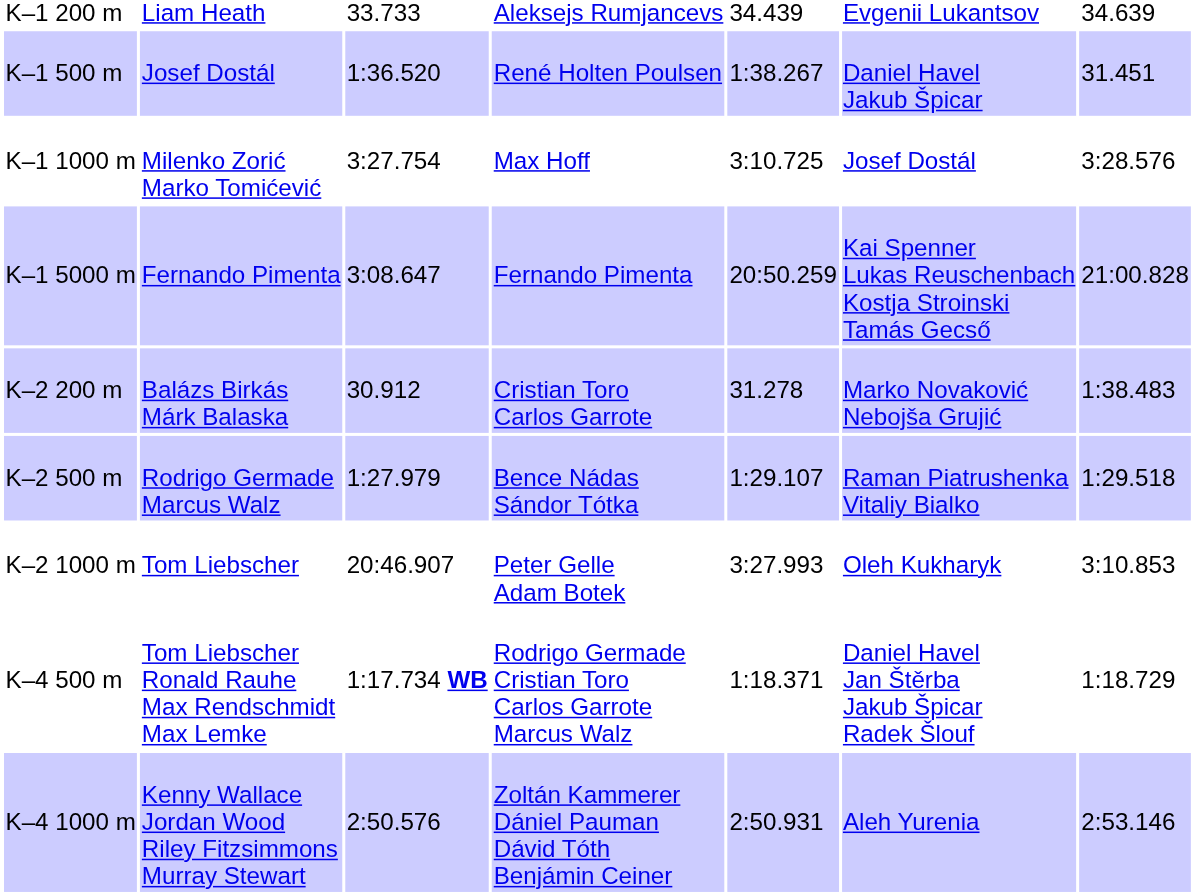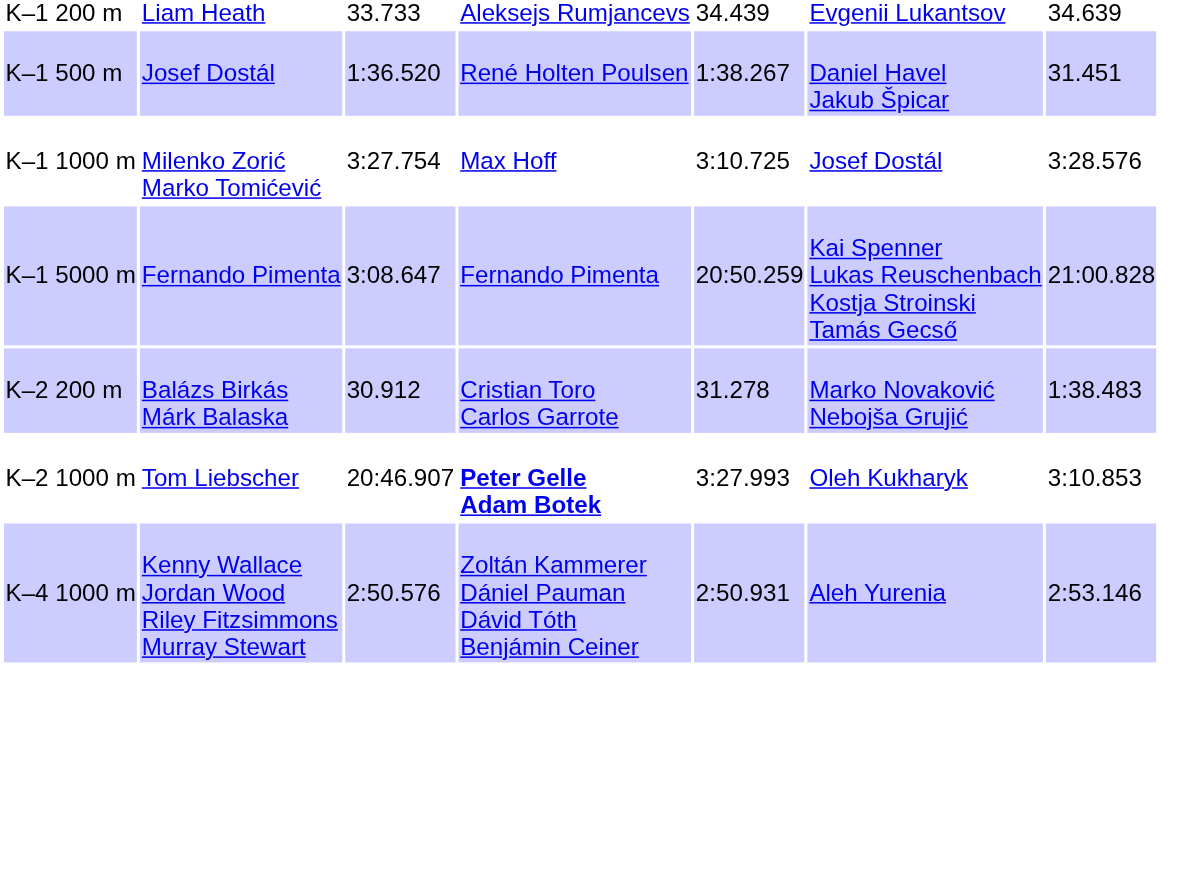- row: (64, 477)
(560, 579) normal -> (531, 491) bold
- row: (64, 680)
